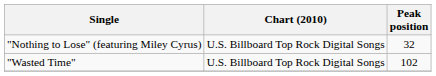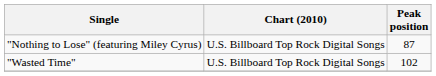(409, 44) 32 -> (409, 44) 87
